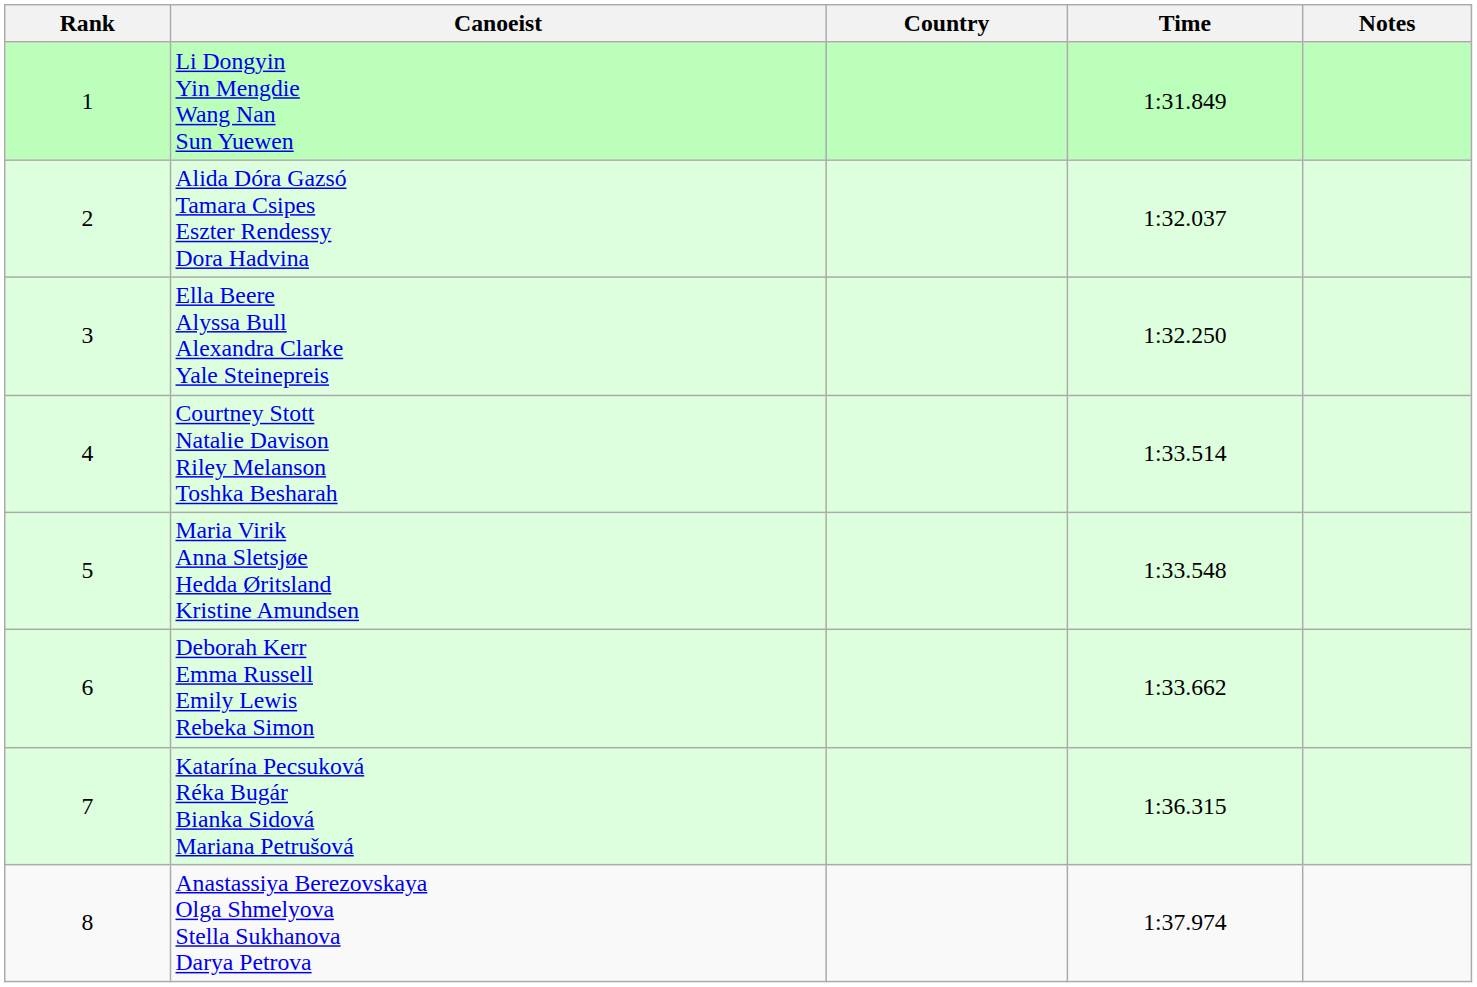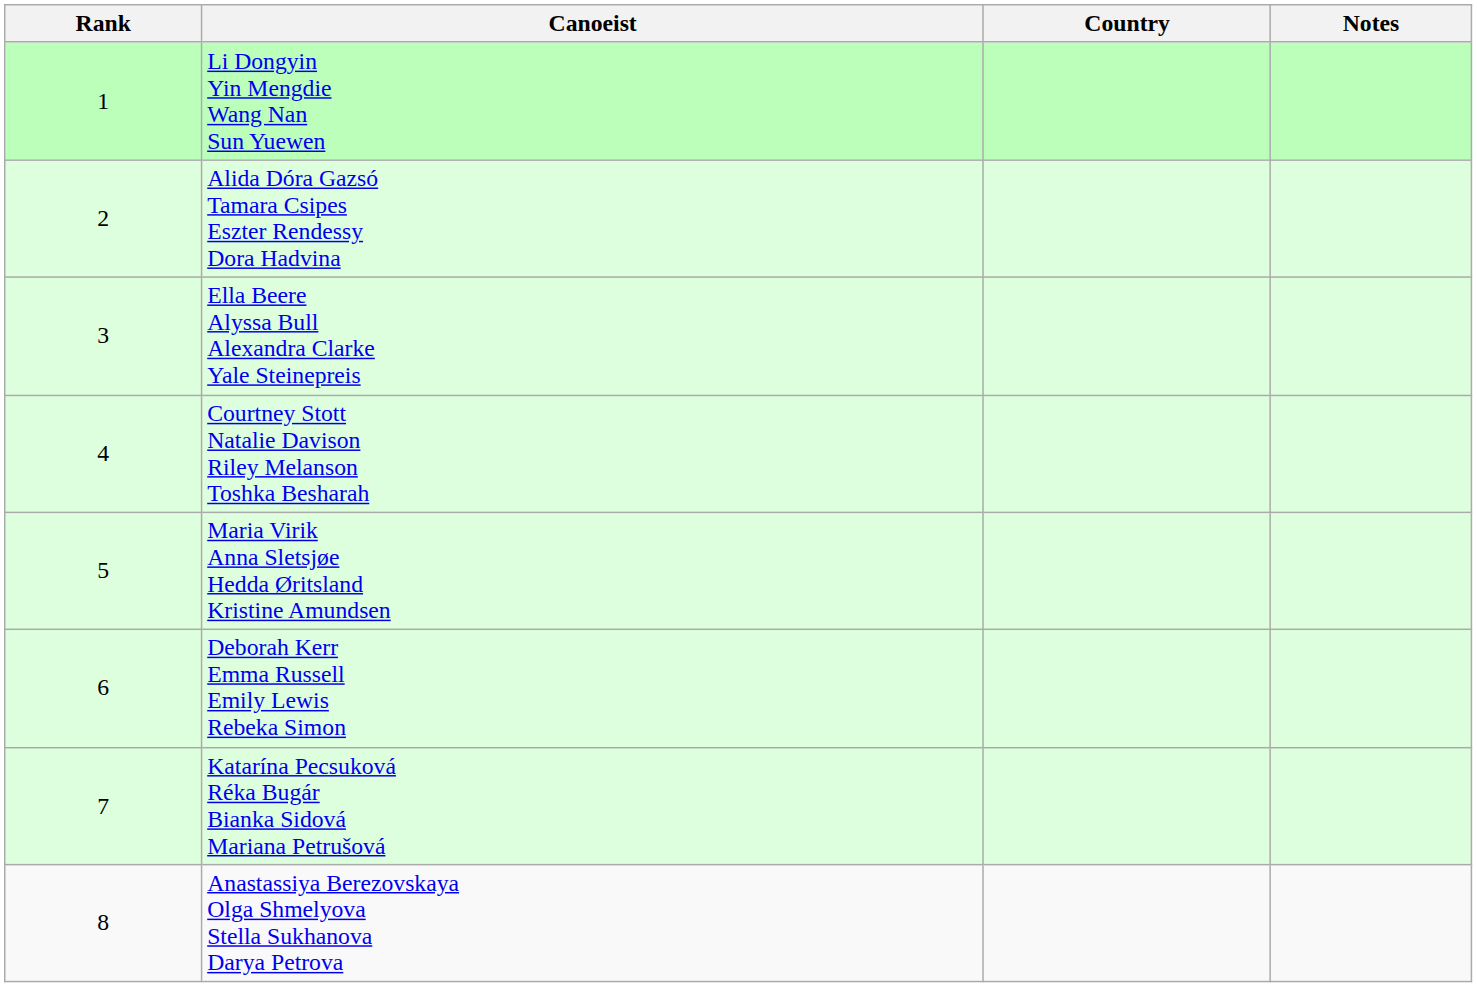- column: (1185, 23)
